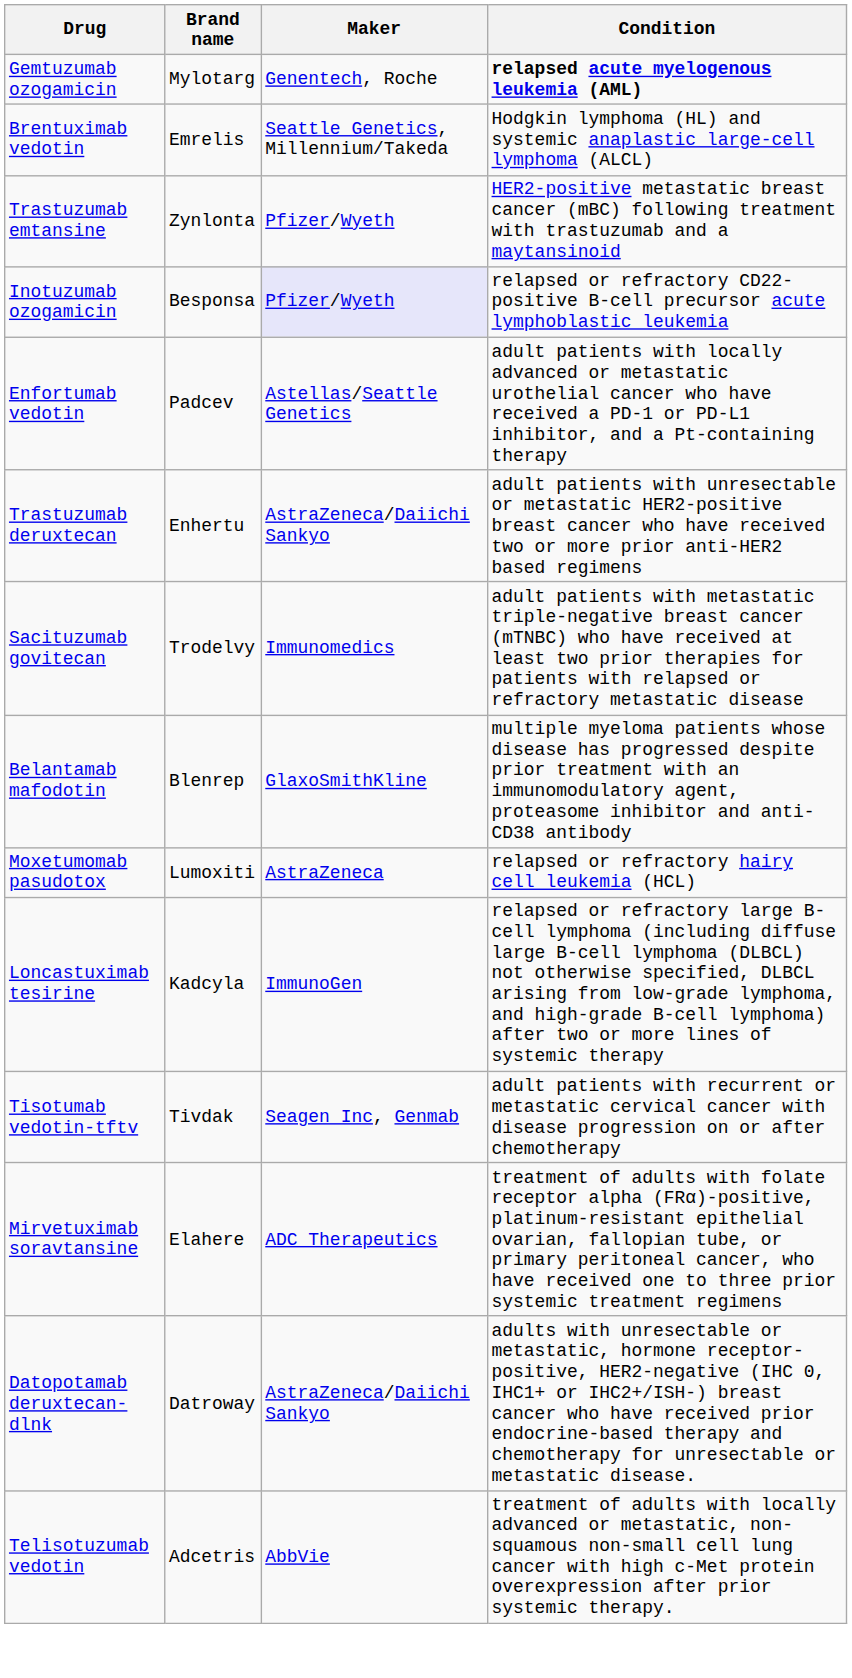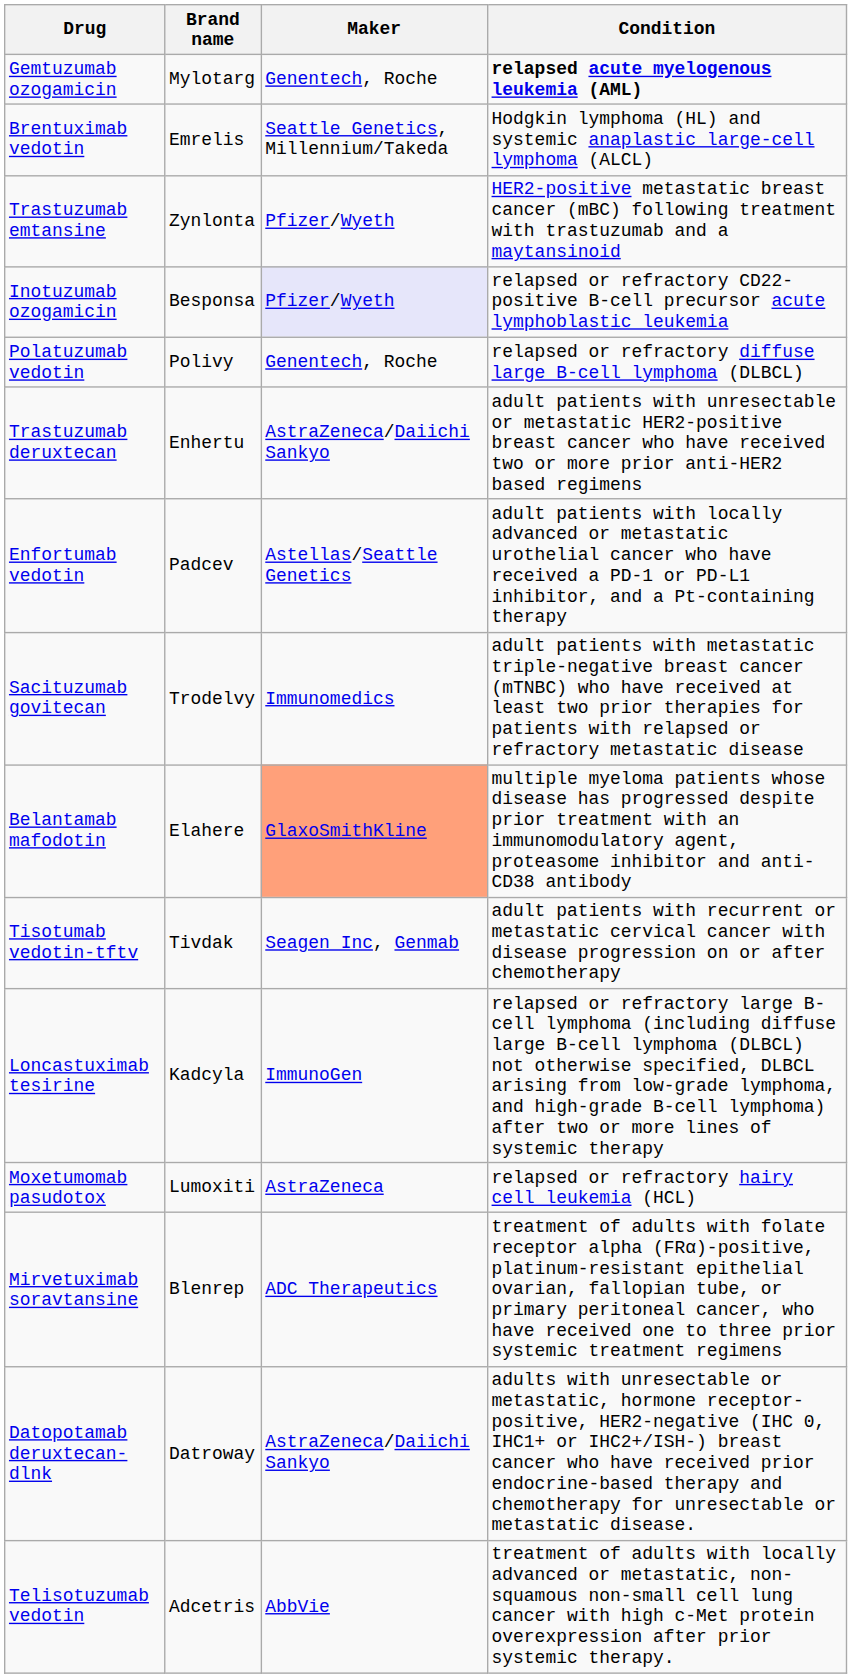+ row: (68, 362)
rows swapped: (63, 404) <-> (68, 526)
(207, 781) Blenrep -> (207, 831) Elahere
(346, 781) no background -> (346, 831) lightsalmon background
rows swapped: (68, 872) <-> (74, 1117)
(207, 1240) Elahere -> (207, 1290) Blenrep
